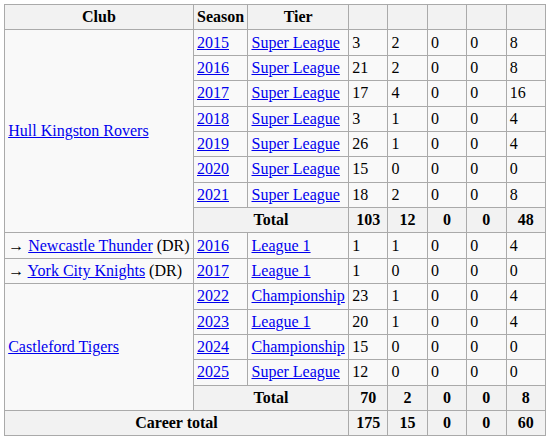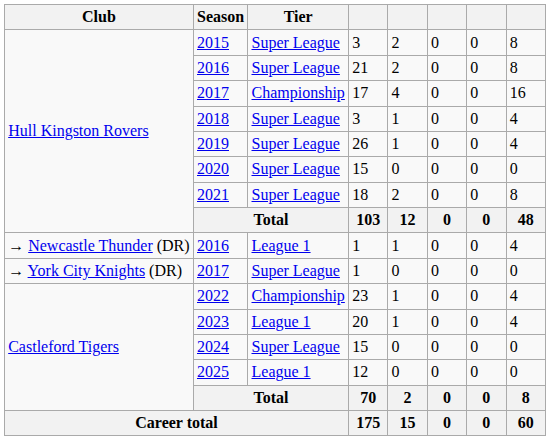(296, 93) Super League -> (298, 93) Championship
(281, 270) League 1 -> (296, 270) Super League
(298, 347) Championship -> (296, 347) Super League
(296, 372) Super League -> (281, 372) League 1
